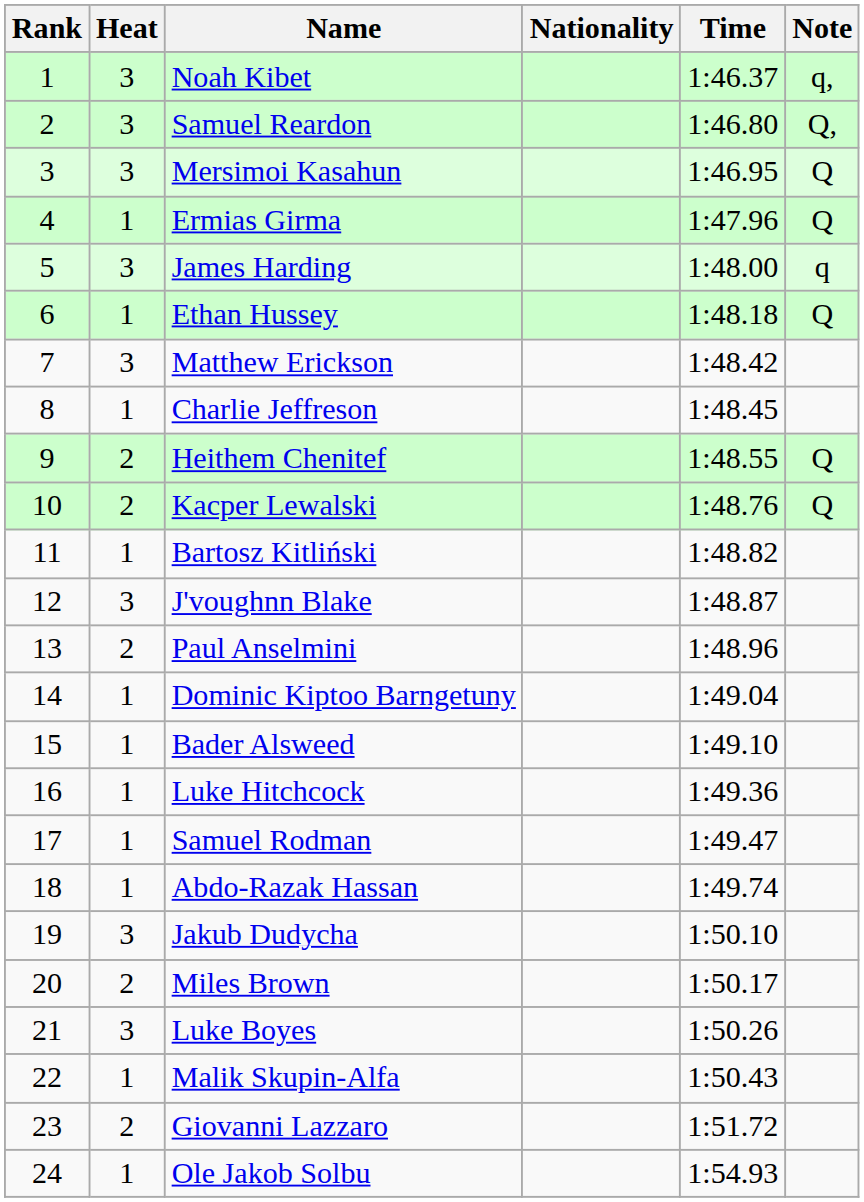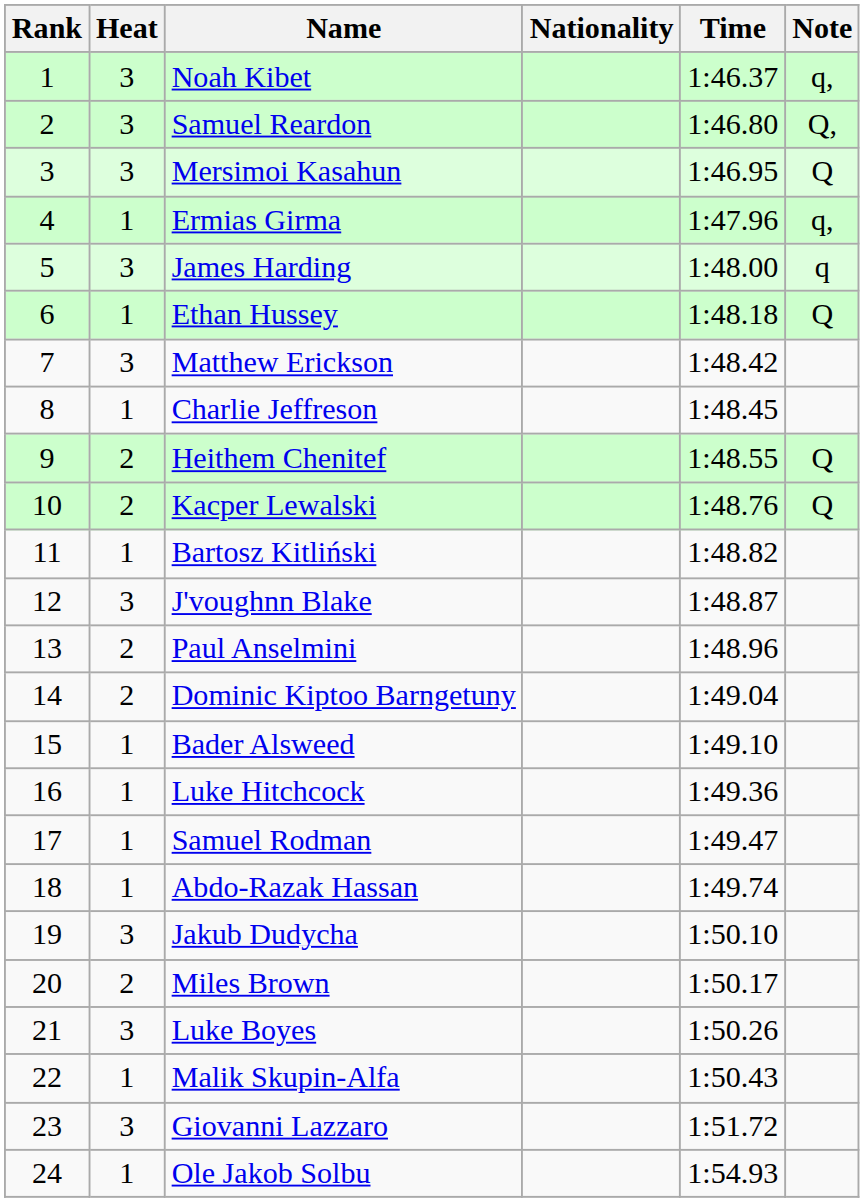(822, 219) Q -> (822, 219) q,
(127, 696) 1 -> (127, 696) 2
(127, 1125) 2 -> (127, 1125) 3
